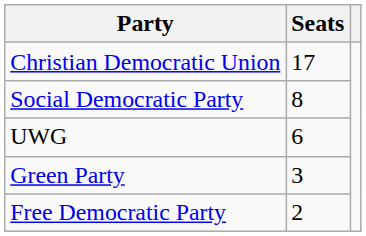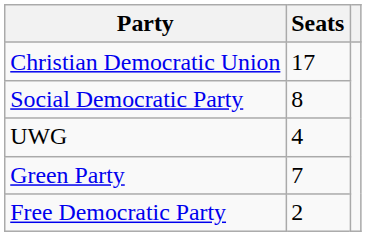(297, 136) 6 -> (297, 136) 4
(297, 174) 3 -> (297, 174) 7
